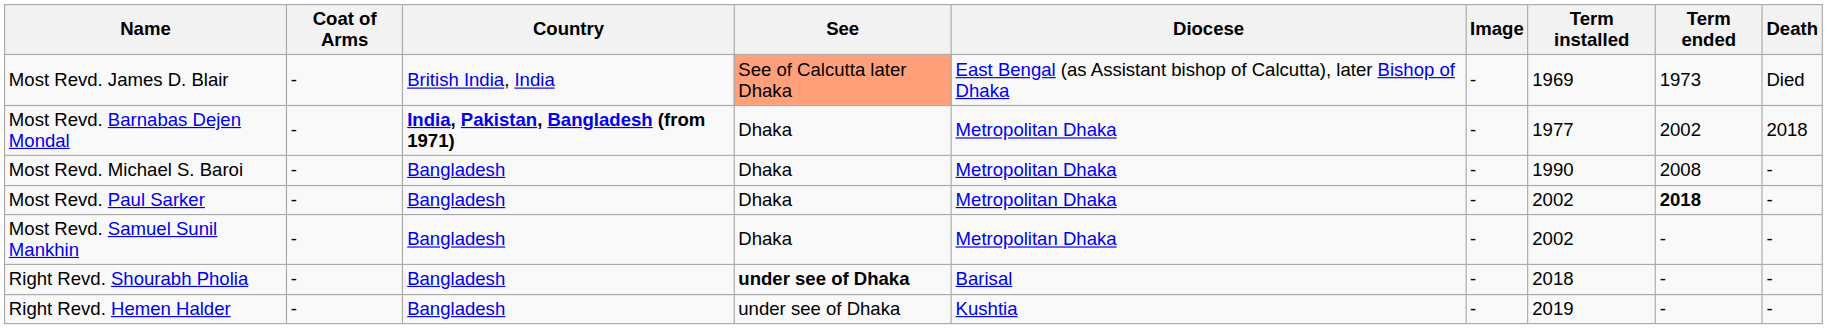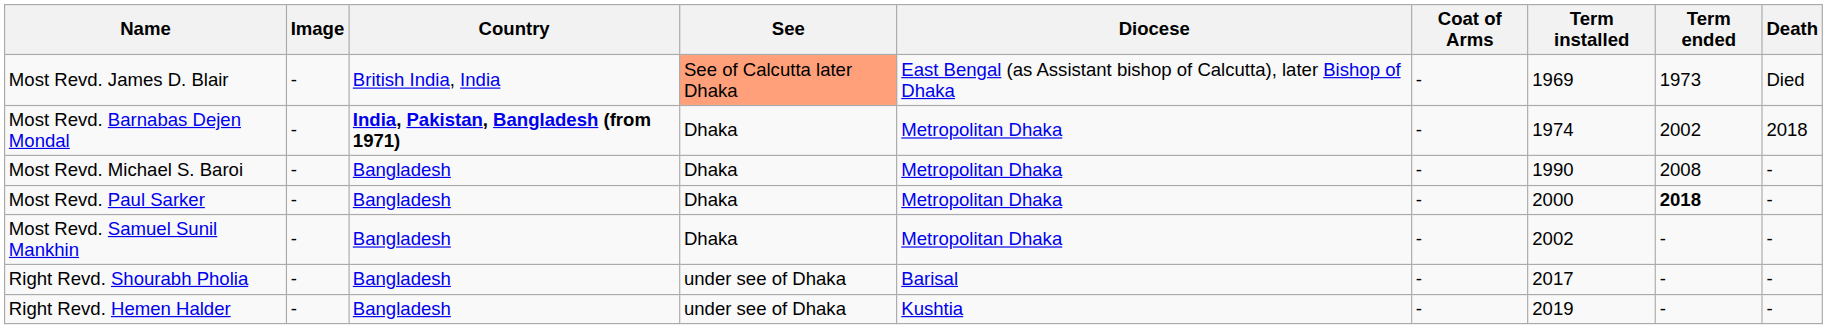columns swapped: (1497, 29) <-> (345, 29)
(1553, 130) 1977 -> (1553, 130) 1974
(1553, 199) 2002 -> (1553, 199) 2000
(824, 279) bold -> (765, 279) normal
(1553, 279) 2018 -> (1553, 279) 2017
